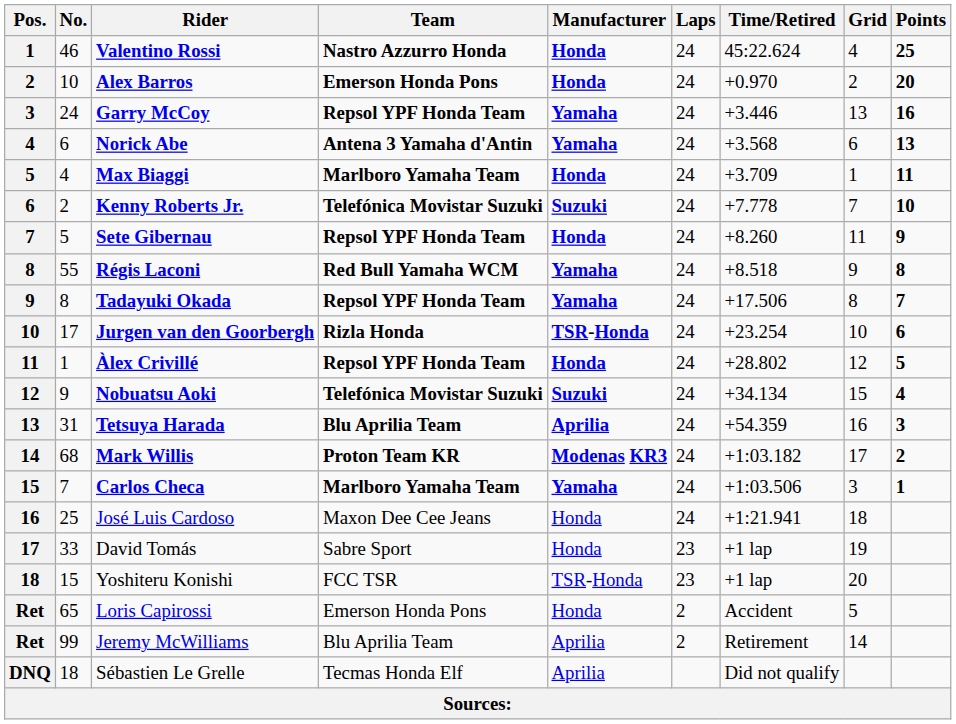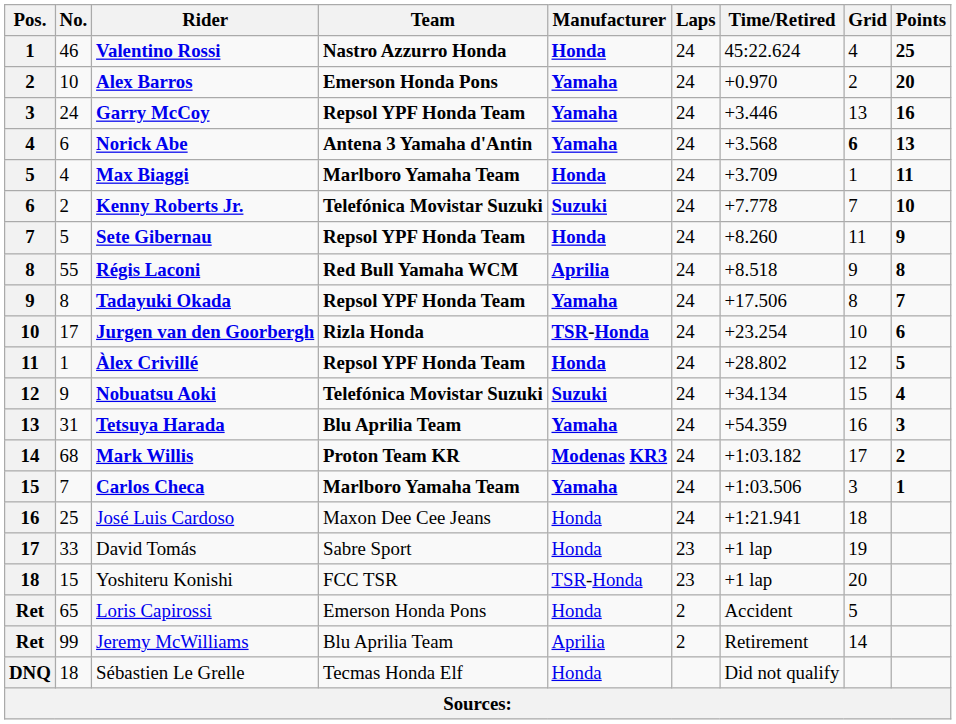(579, 82) Honda -> (584, 82) Yamaha
(853, 144) normal -> (853, 144) bold
(584, 268) Yamaha -> (580, 268) Aprilia
(580, 424) Aprilia -> (584, 424) Yamaha
(578, 672) Aprilia -> (577, 672) Honda
